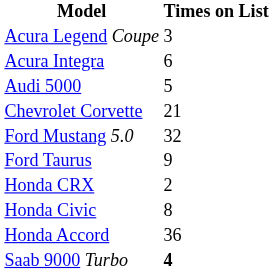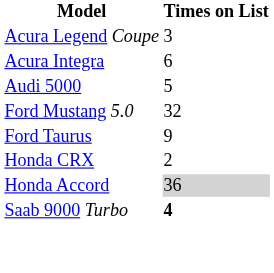- row: (73, 110)
- row: (50, 210)
(173, 235) no background -> (173, 185) lightgrey background
